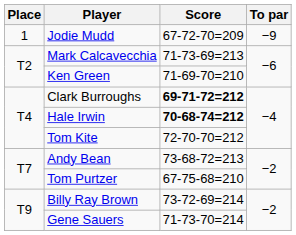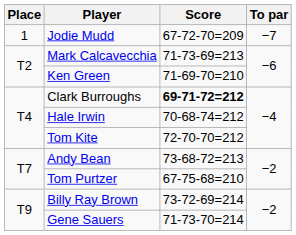(269, 35) −9 -> (269, 35) −7
(203, 117) bold -> (203, 117) normal
